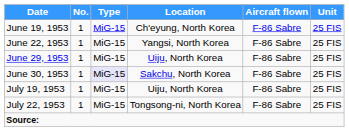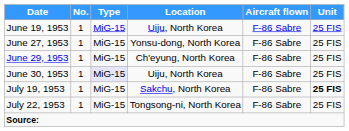(185, 27) Ch'eyung, North Korea -> (185, 27) Uiju, North Korea
- row: (37, 43)
+ row: (37, 43)
(185, 58) Uiju, North Korea -> (185, 58) Ch'eyung, North Korea
(185, 74) Sakchu, North Korea -> (185, 74) Uiju, North Korea
(185, 89) Uiju, North Korea -> (185, 89) Sakchu, North Korea
(327, 89) normal -> (327, 89) bold
